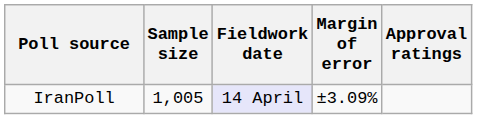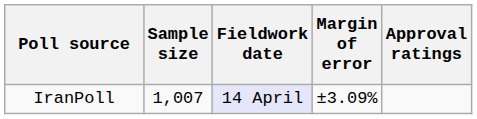(178, 98) 1,005 -> (178, 98) 1,007
